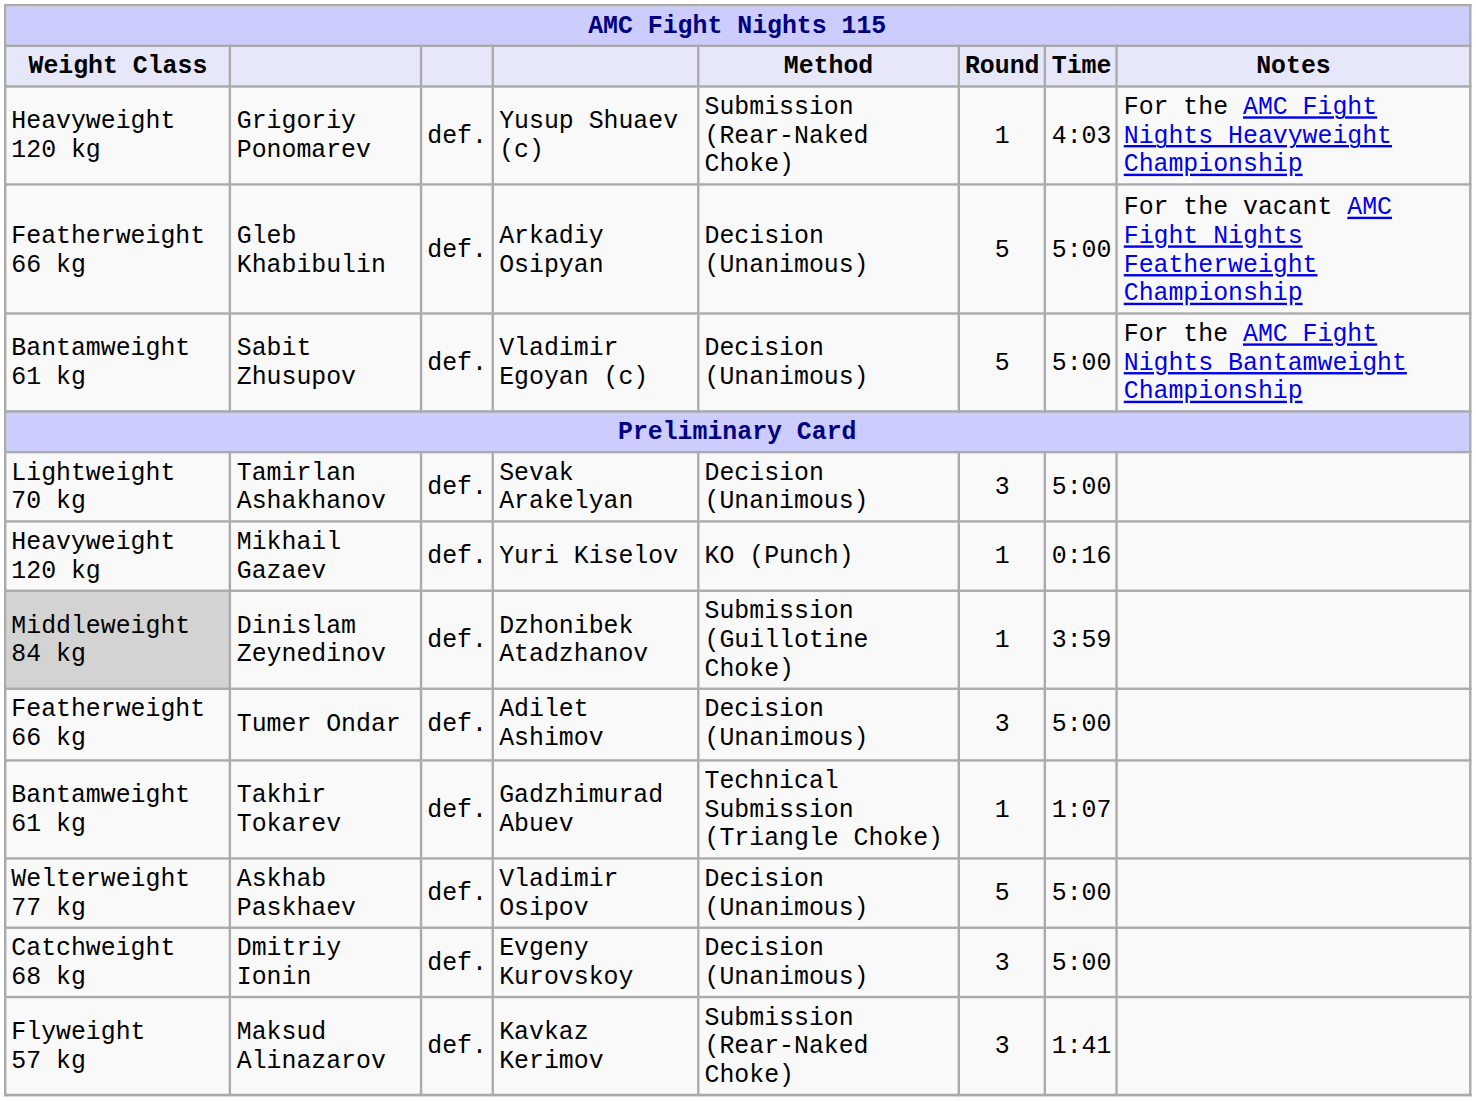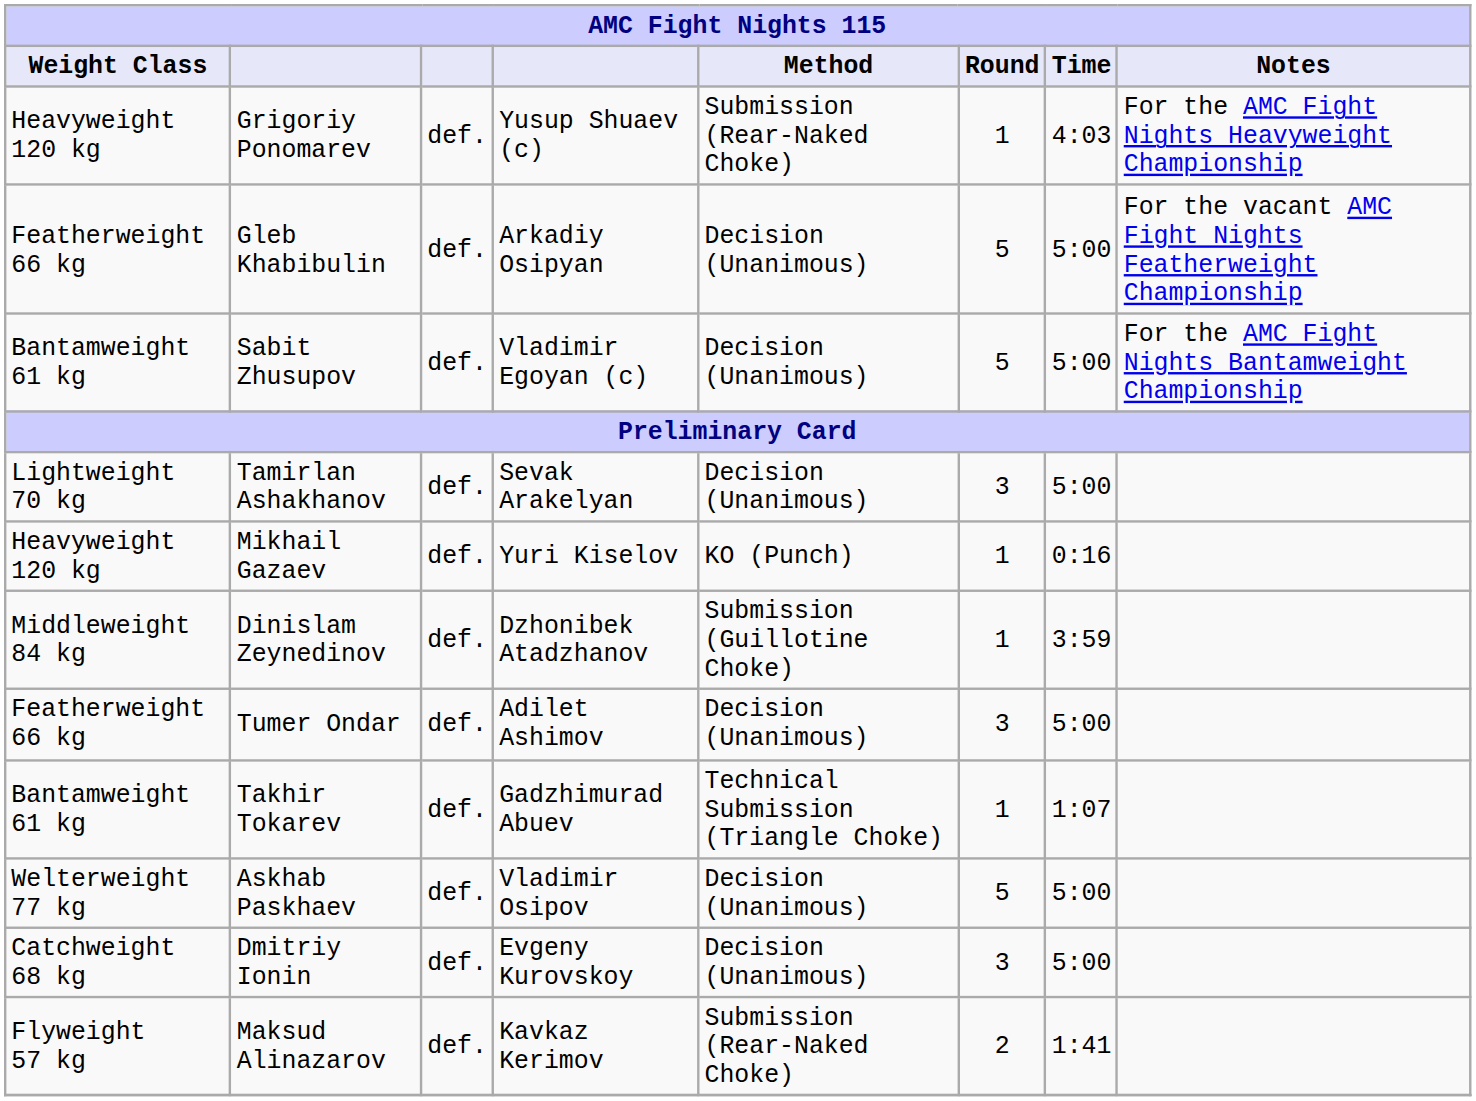(101, 641) lightgrey background -> (101, 641) no background
(1002, 1047) 3 -> (1002, 1047) 2
